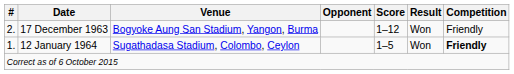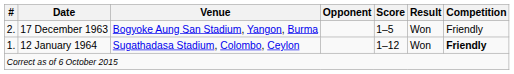(388, 29) 1–12 -> (385, 29) 1–5
(385, 45) 1–5 -> (388, 45) 1–12
